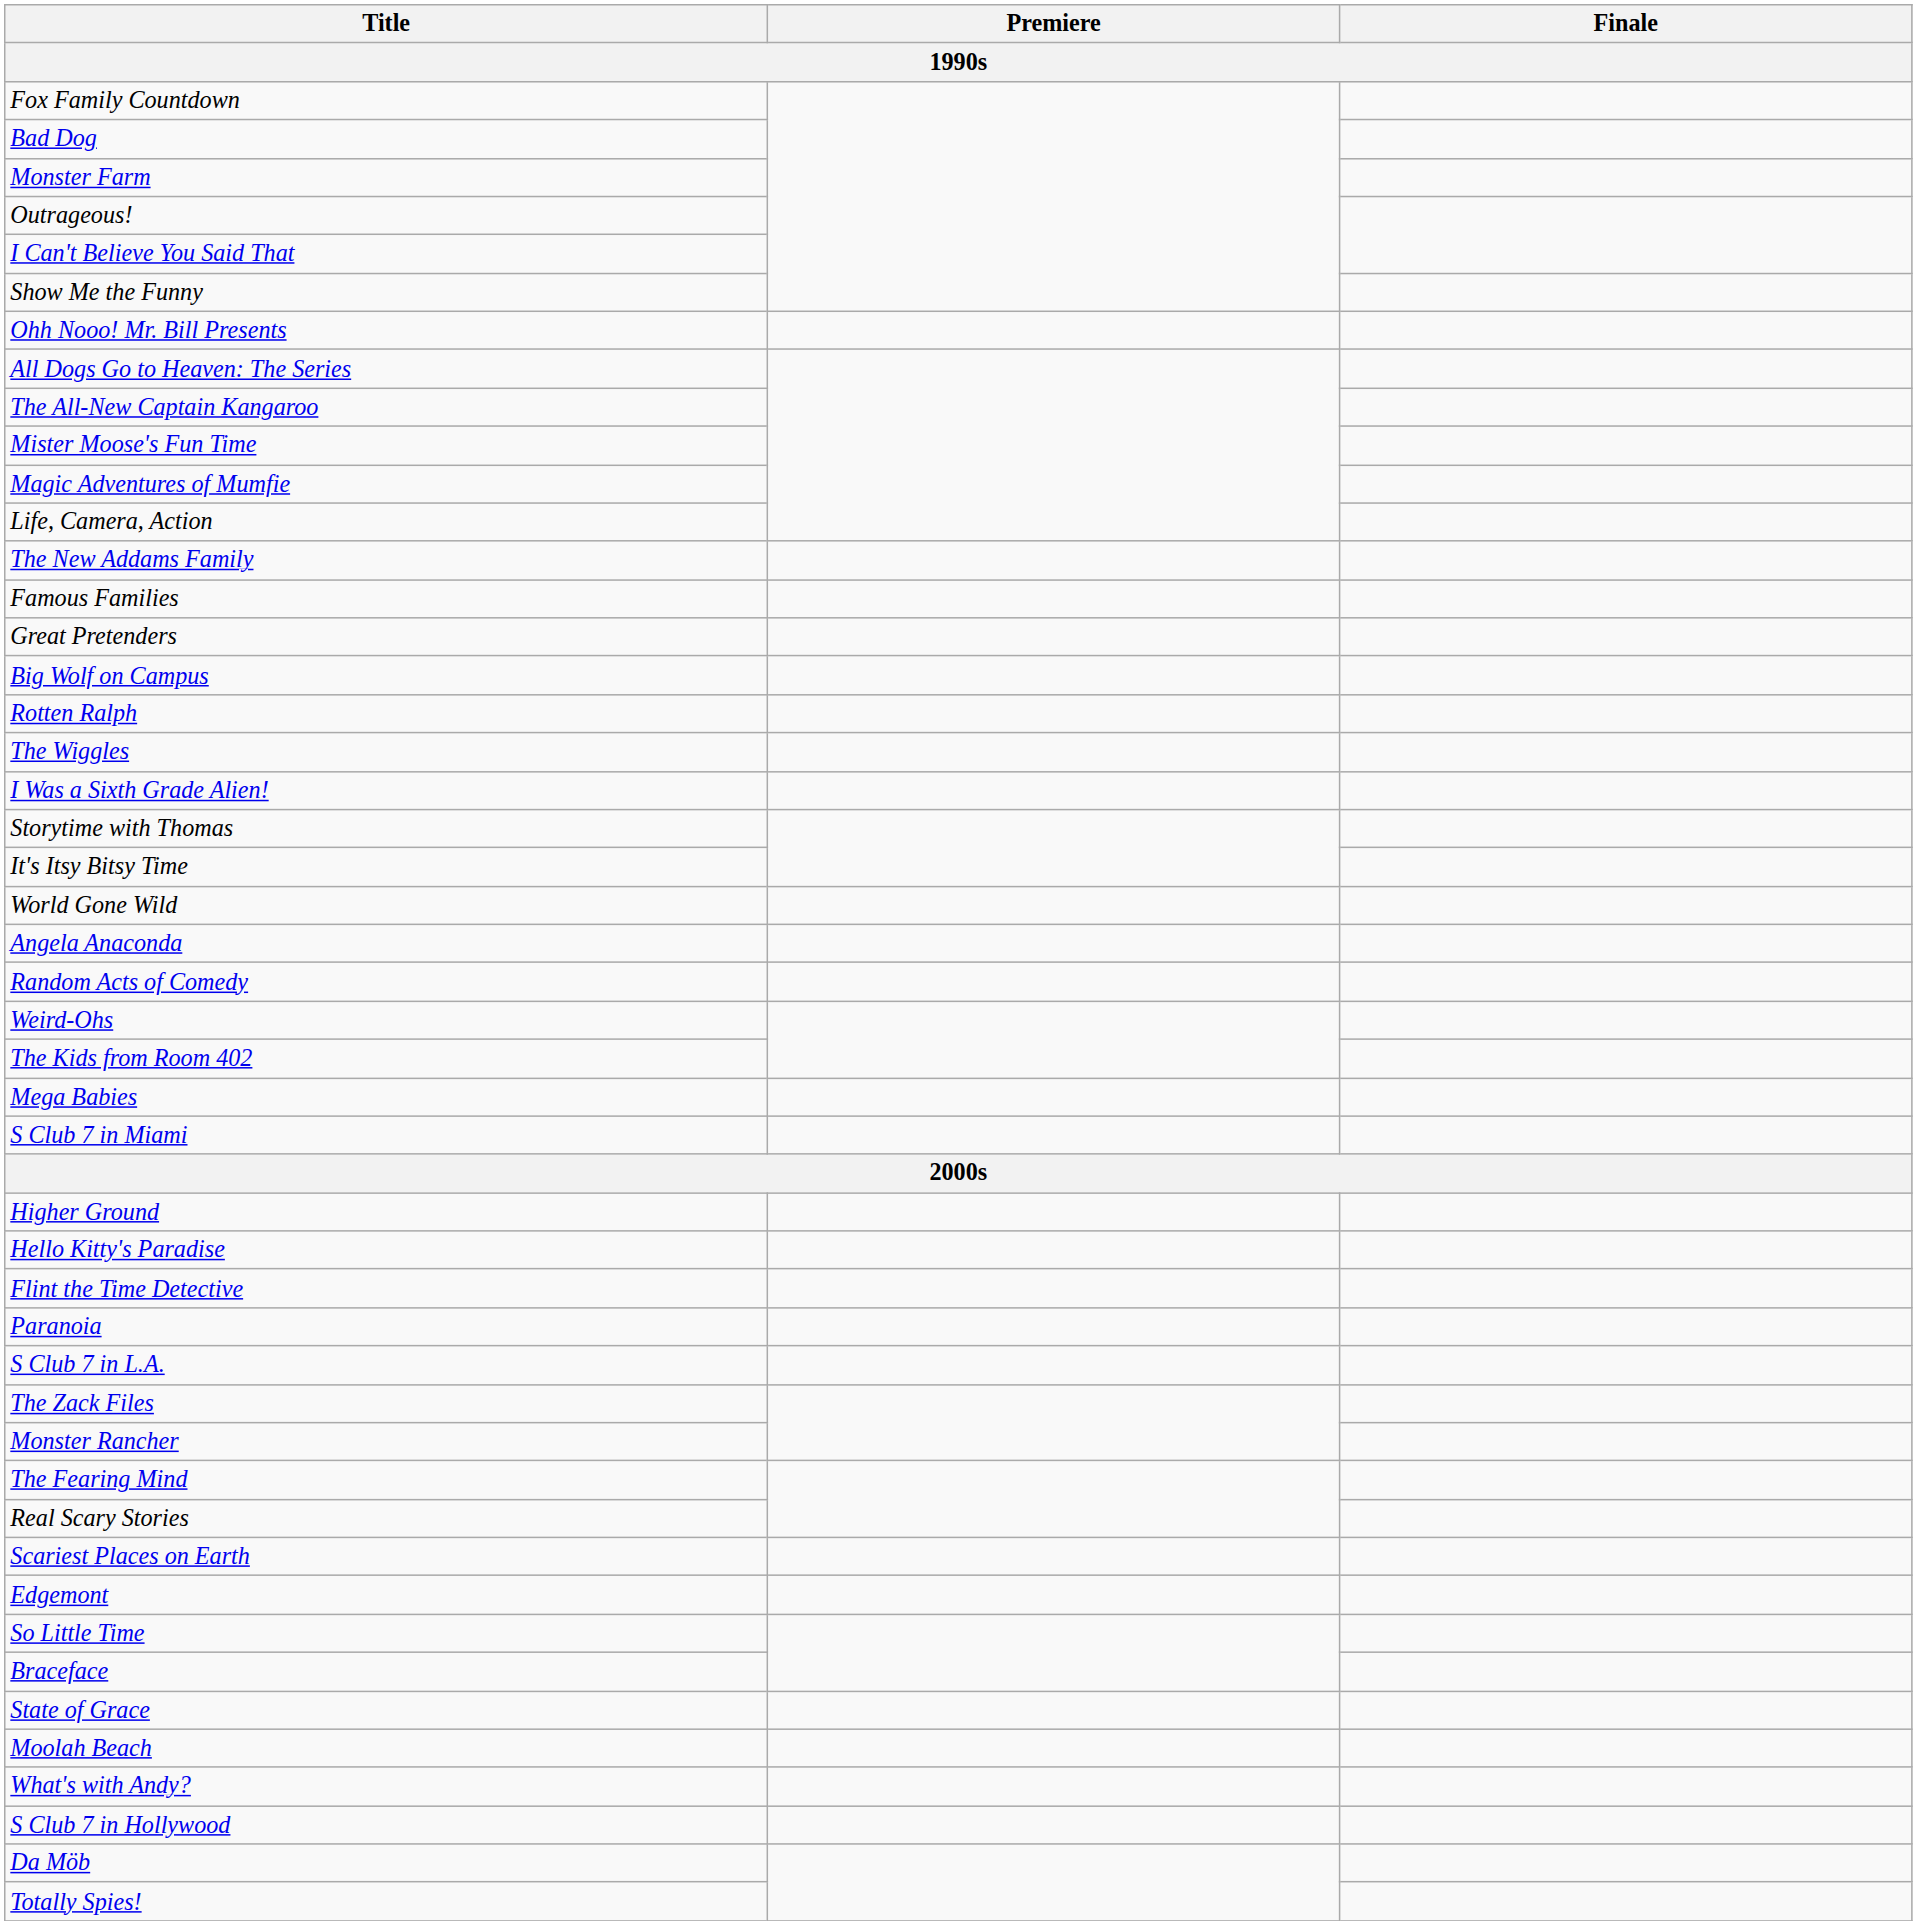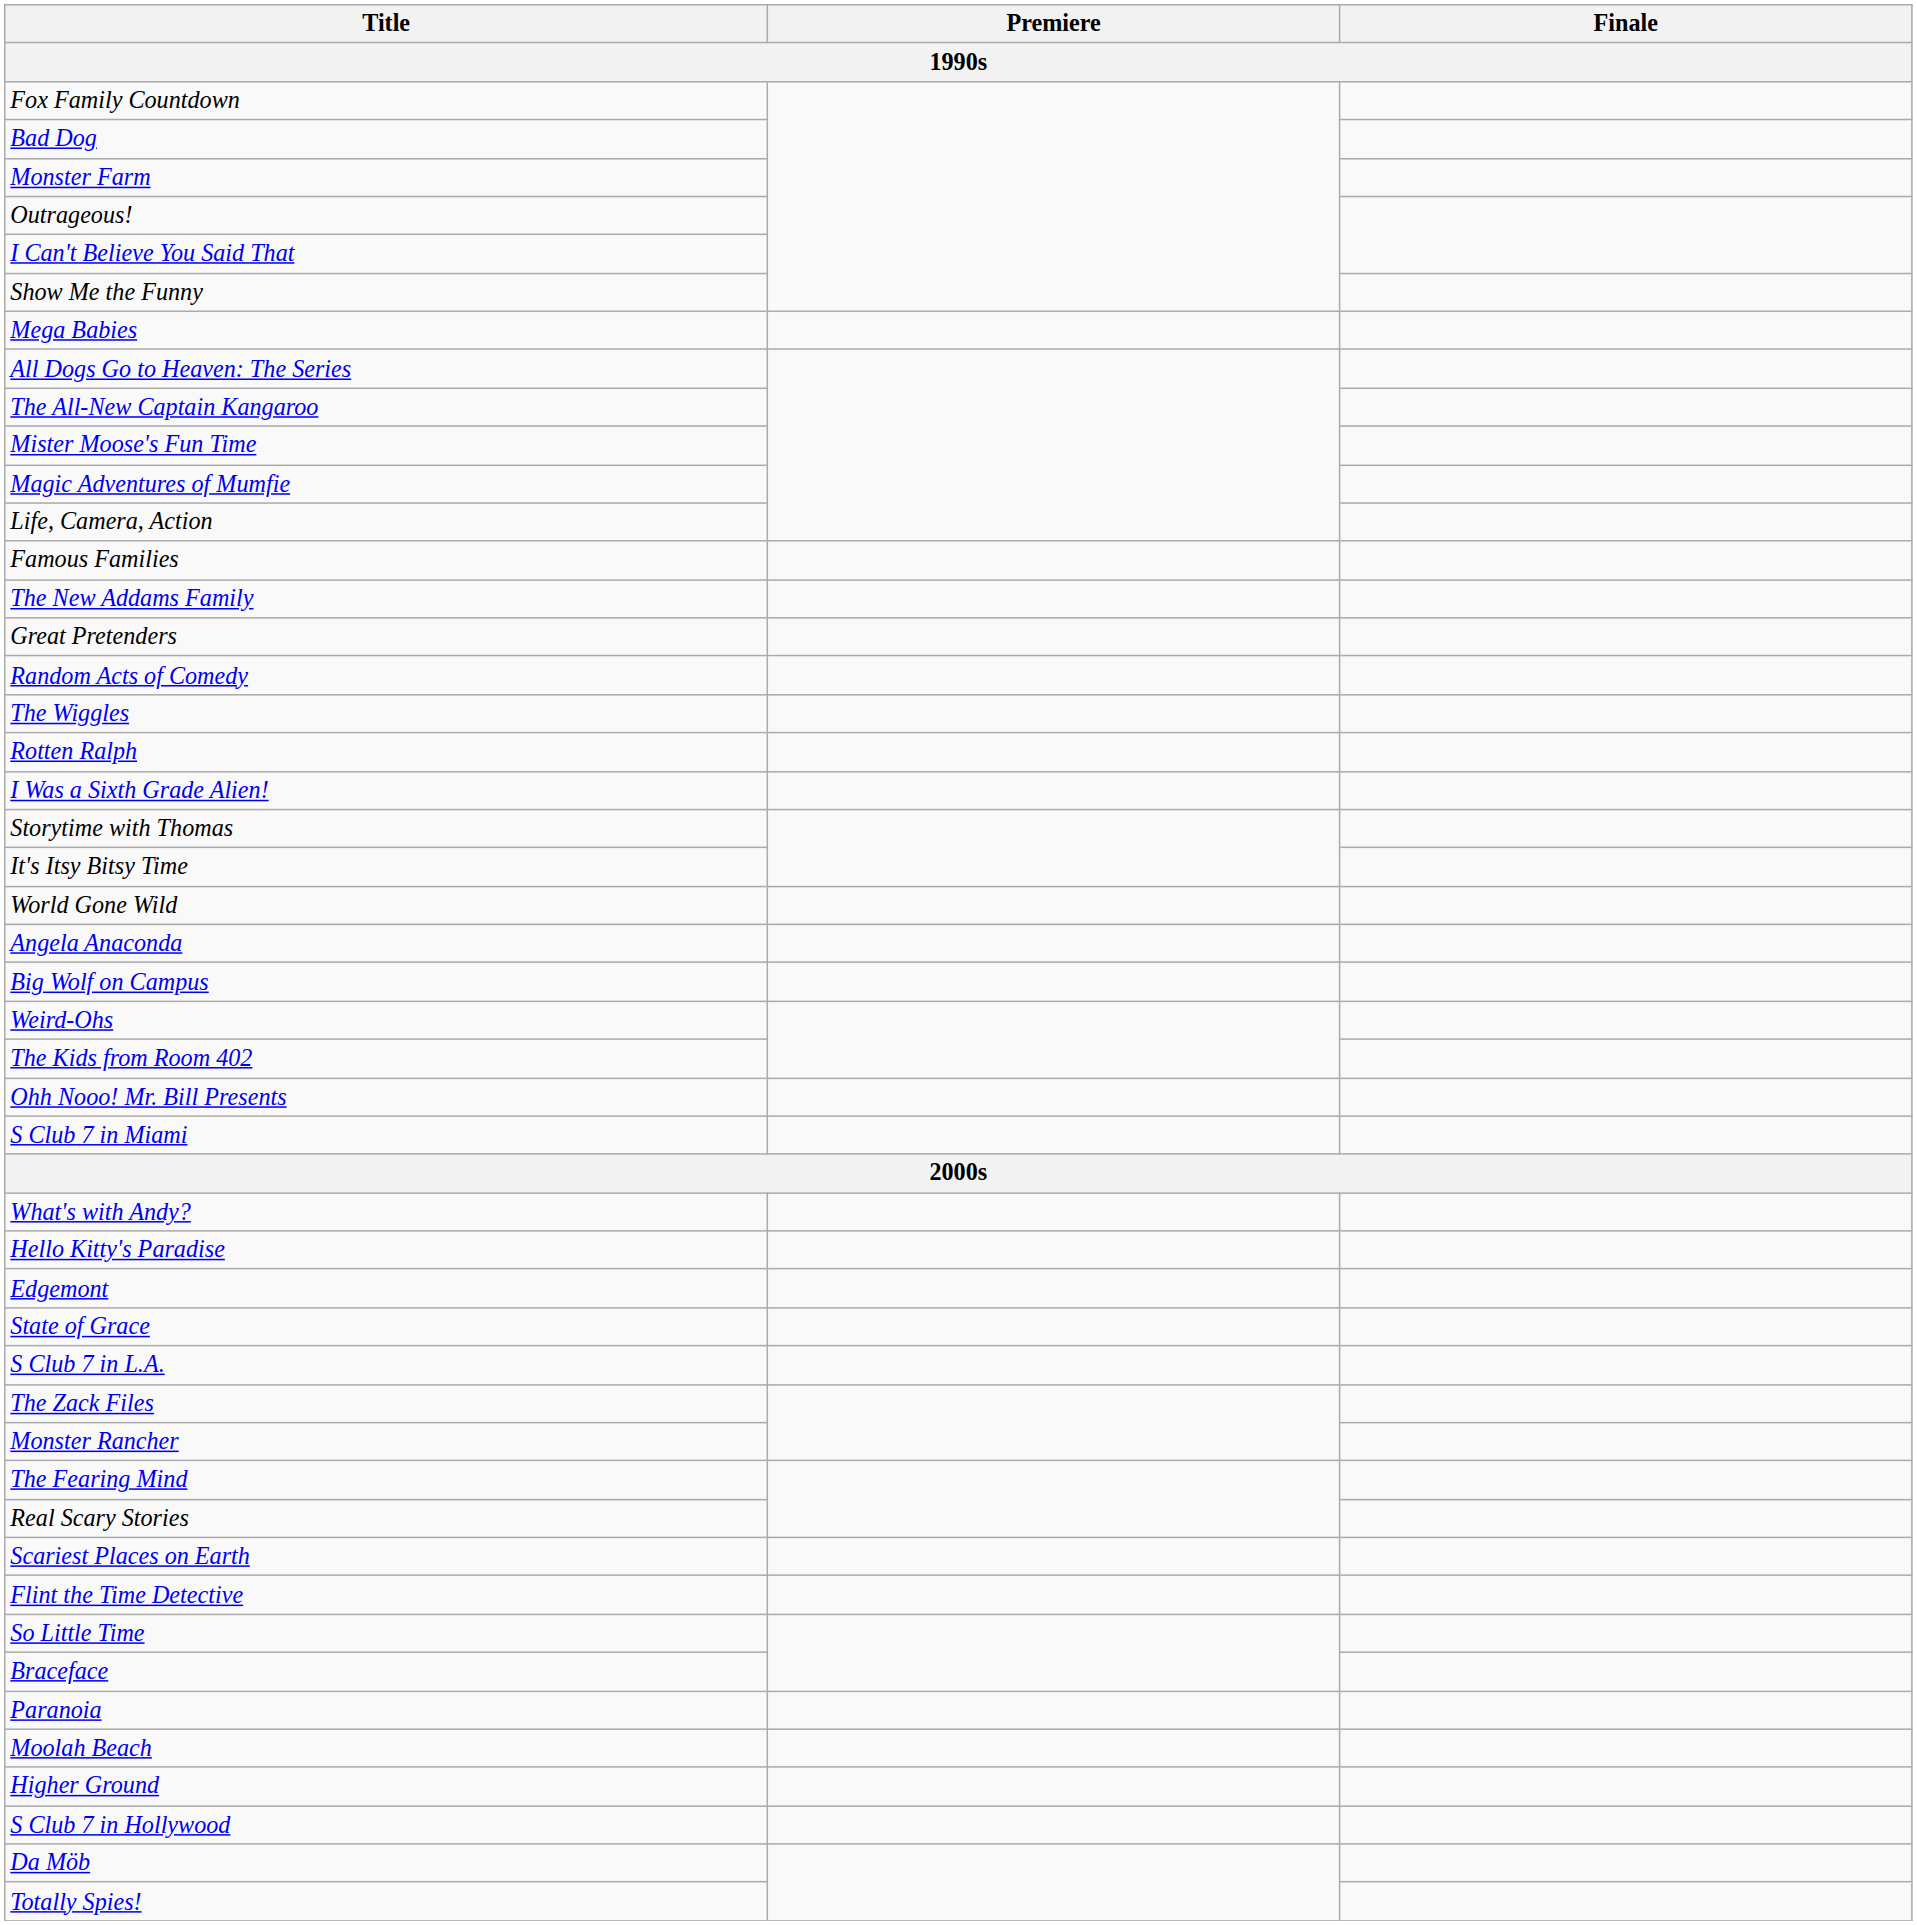rows swapped: (148, 330) <-> (74, 1096)
rows swapped: (95, 598) <-> (132, 560)
rows swapped: (110, 675) <-> (129, 981)
rows swapped: (70, 751) <-> (74, 713)
rows swapped: (85, 1211) <-> (101, 1786)
rows swapped: (127, 1288) <-> (59, 1594)
rows swapped: (56, 1326) <-> (80, 1709)
